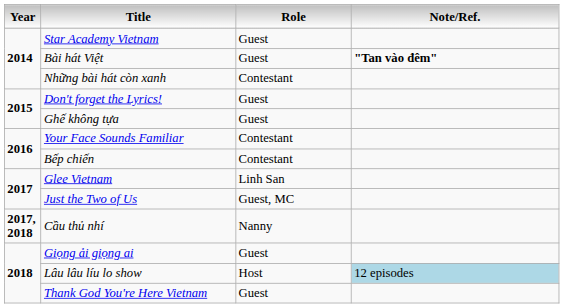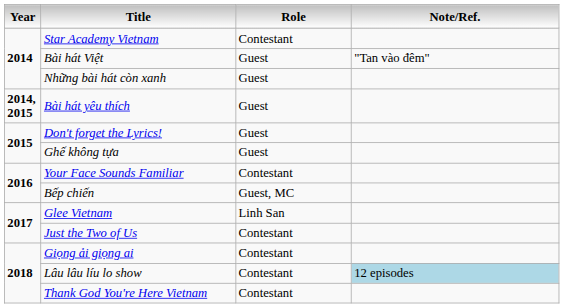(253, 38) Guest -> (266, 38) Contestant
(396, 58) bold -> (392, 58) normal
(266, 78) Contestant -> (253, 78) Guest
+ row: (87, 105)
(266, 158) Contestant -> (266, 193) Guest, MC
(266, 198) Guest, MC -> (266, 233) Contestant
- row: (74, 226)
(253, 253) Guest -> (266, 253) Contestant
(251, 273) Host -> (266, 273) Contestant
(253, 293) Guest -> (266, 293) Contestant
